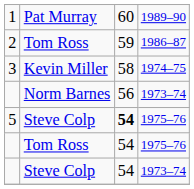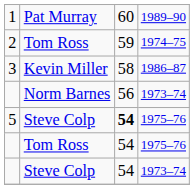(163, 42) 1986–87 -> (163, 42) 1974–75
(163, 68) 1974–75 -> (163, 68) 1986–87
